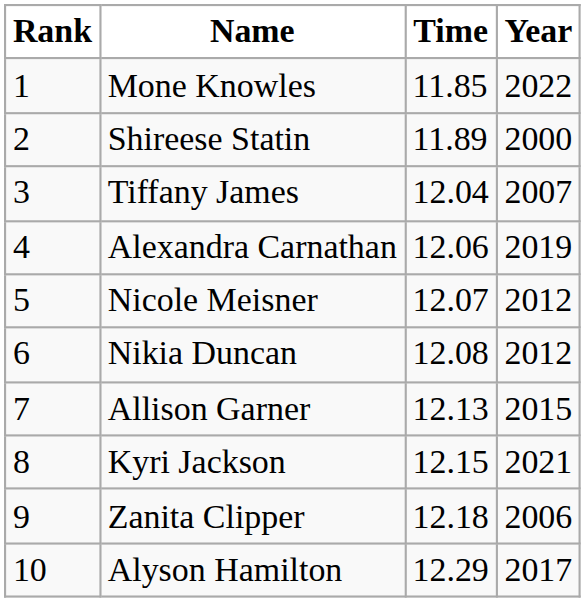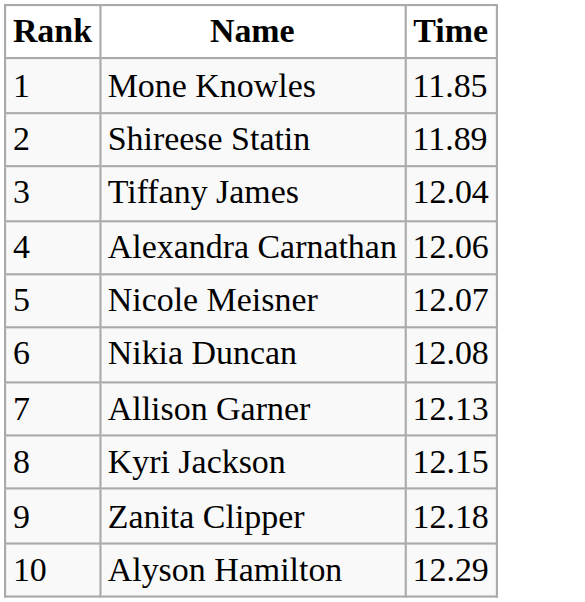- column: (538, 31)
